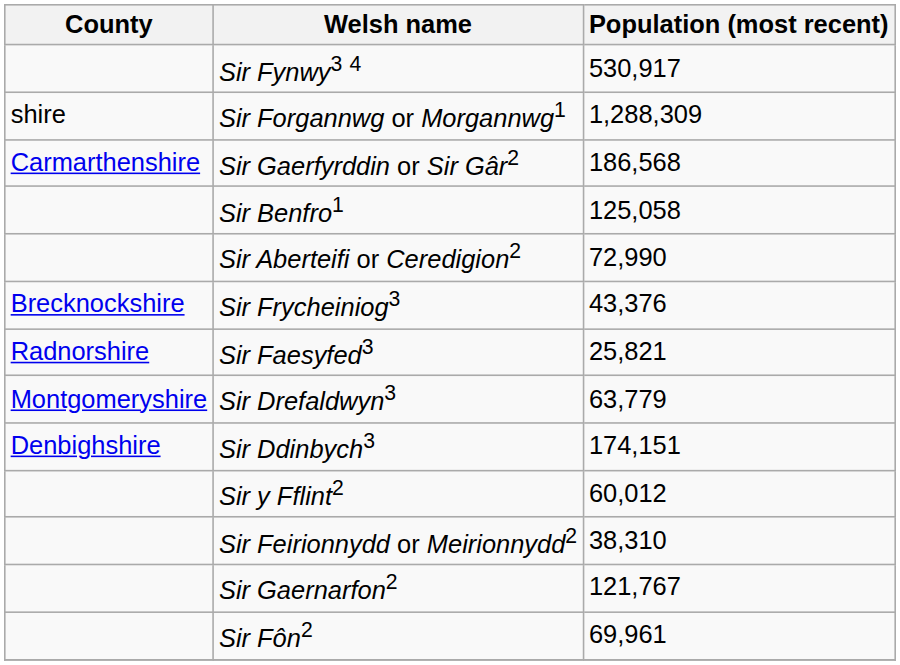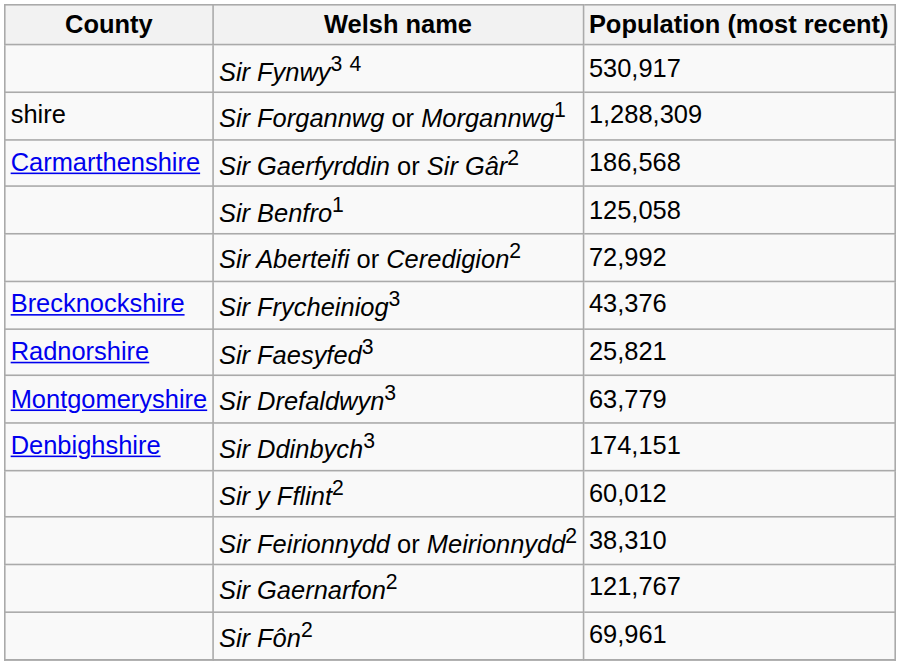(628, 257) 72,990 -> (628, 257) 72,992
